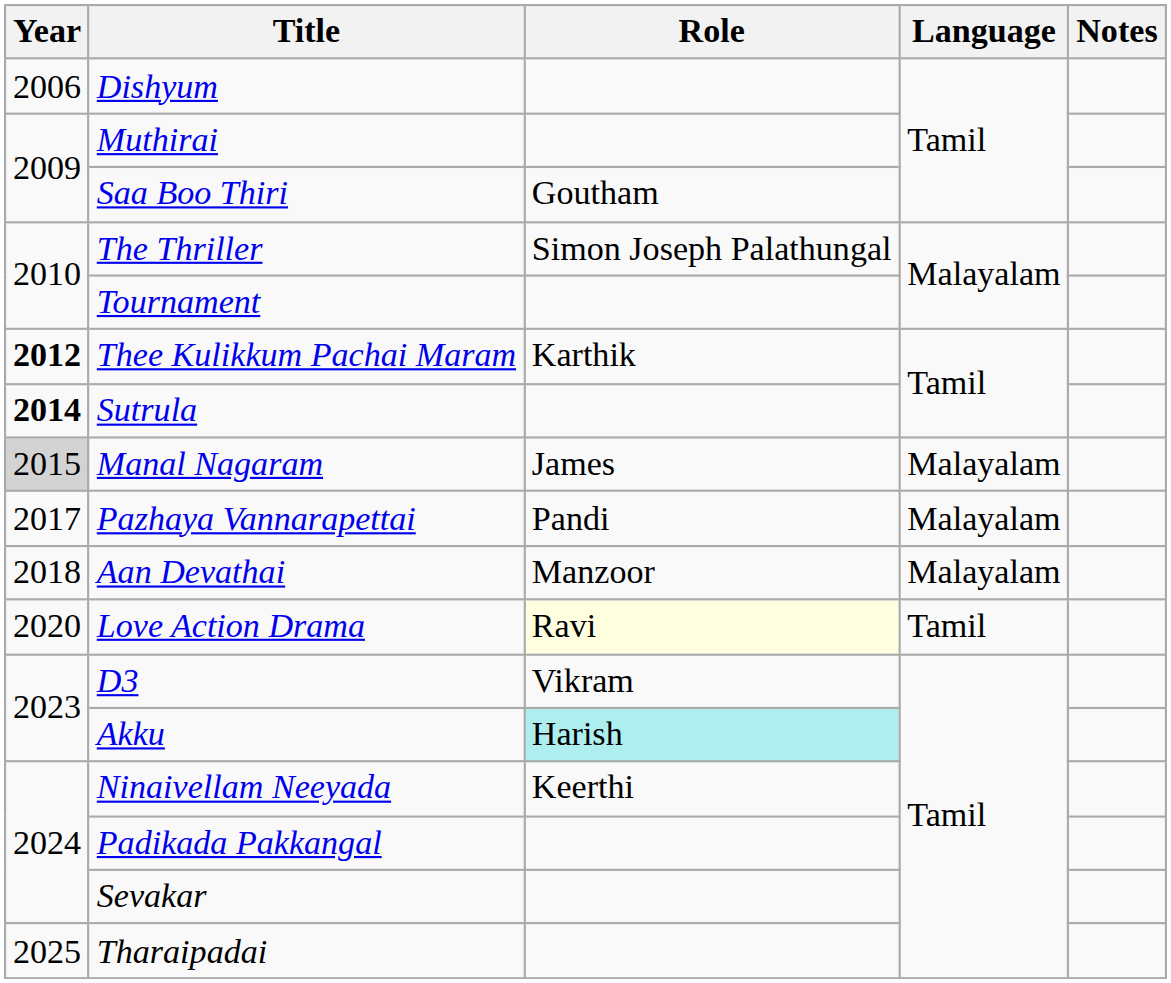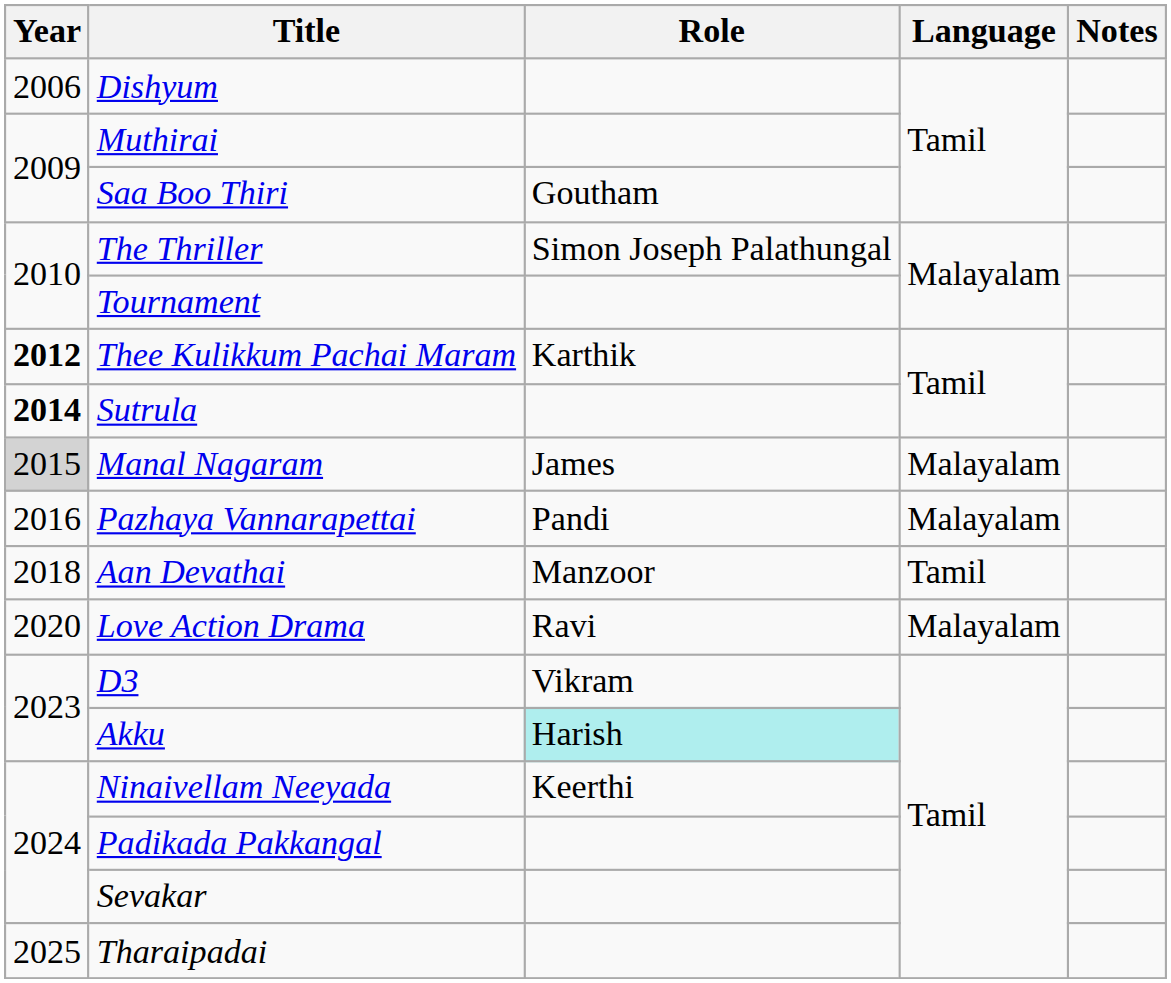(47, 517) 2017 -> (47, 517) 2016
(984, 572) Malayalam -> (947, 572) Tamil
(564, 626) lightyellow background -> (564, 626) no background
(947, 626) Tamil -> (984, 626) Malayalam
